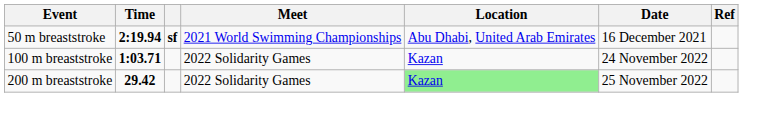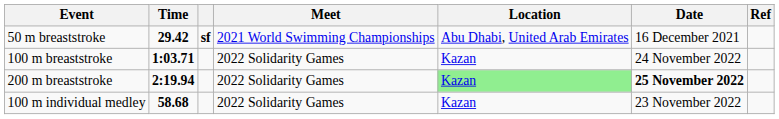(140, 37) 2:19.94 -> (173, 37) 29.42
(140, 80) 29.42 -> (173, 80) 2:19.94
(655, 80) normal -> (689, 80) bold
+ row: (77, 102)
